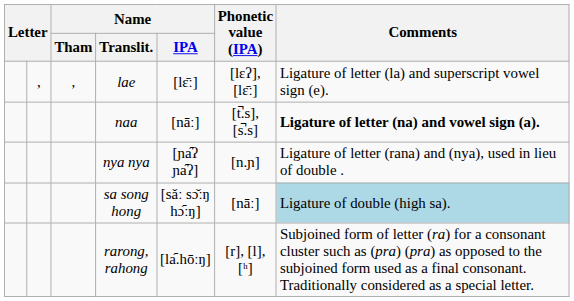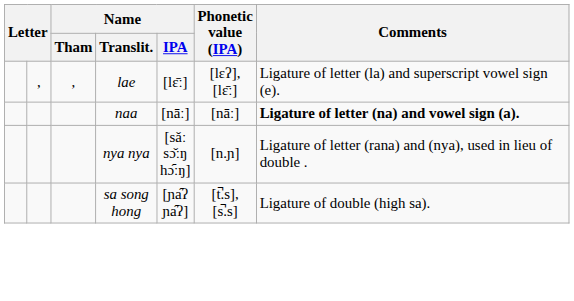(245, 122) [t̚.s], [s̚.s] -> (225, 113) [nāː]
(185, 162) [ɲa᷇ʔ ɲa᷇ʔ] -> (175, 154) [sǎː sɔ̌ːŋ hɔ᷇ːŋ]
(185, 202) [sǎː sɔ̌ːŋ hɔ᷇ːŋ] -> (175, 202) [ɲa᷇ʔ ɲa᷇ʔ]
(245, 202) [nāː] -> (225, 202) [t̚.s], [s̚.s]
(365, 202) lightblue background -> (345, 202) no background
- row: (126, 259)
